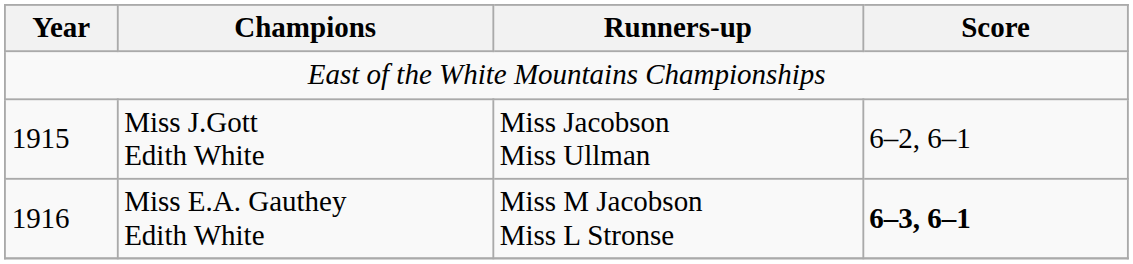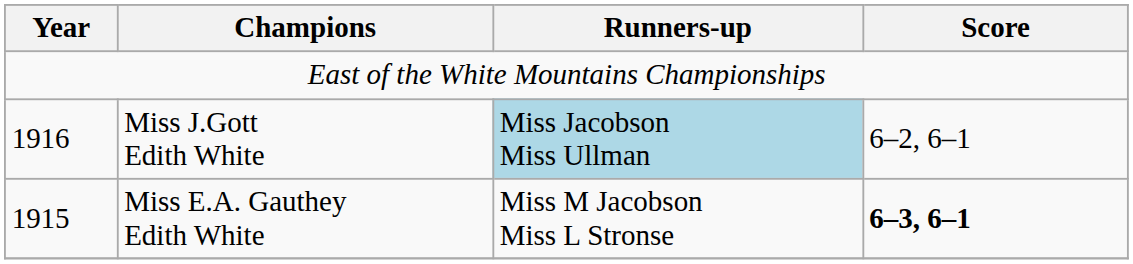(41, 137) 1915 -> (41, 137) 1916
(585, 137) no background -> (585, 137) lightblue background
(41, 217) 1916 -> (41, 217) 1915
